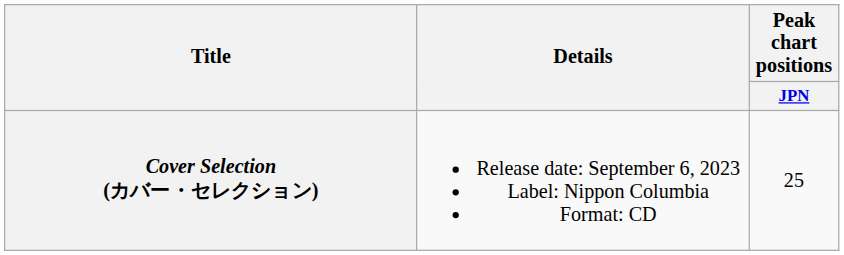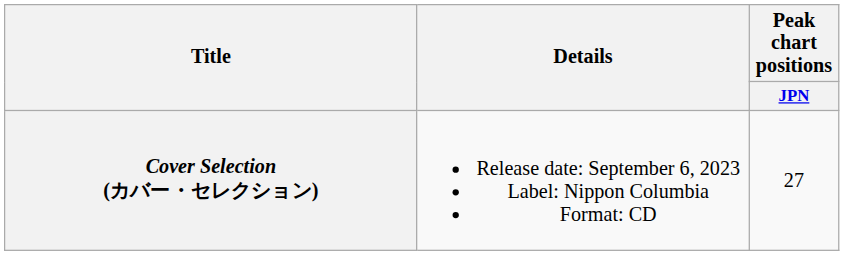(794, 180) 25 -> (794, 180) 27
